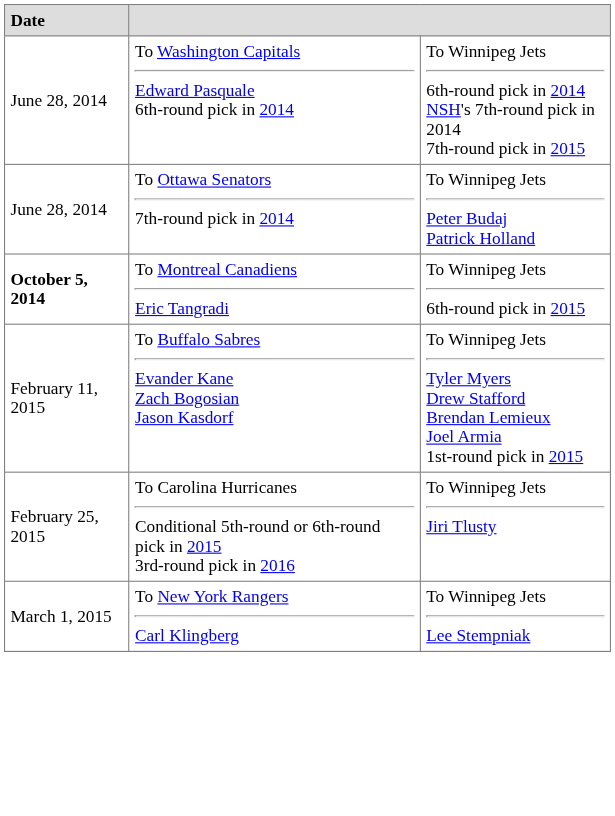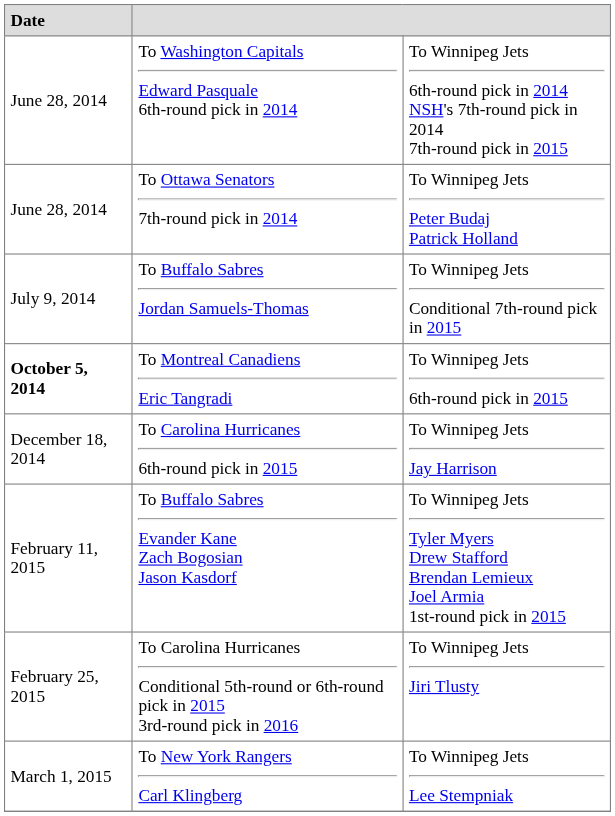+ row: (268, 289)
+ row: (268, 448)
